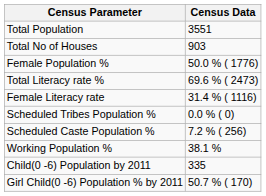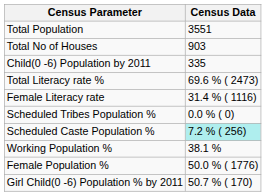rows swapped: (58, 64) <-> (79, 166)
(217, 132) no background -> (217, 132) paleturquoise background
